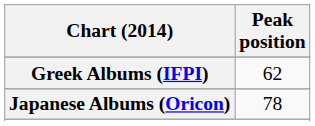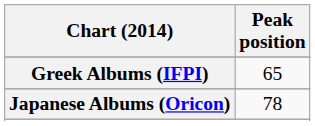(272, 72) 62 -> (272, 72) 65
